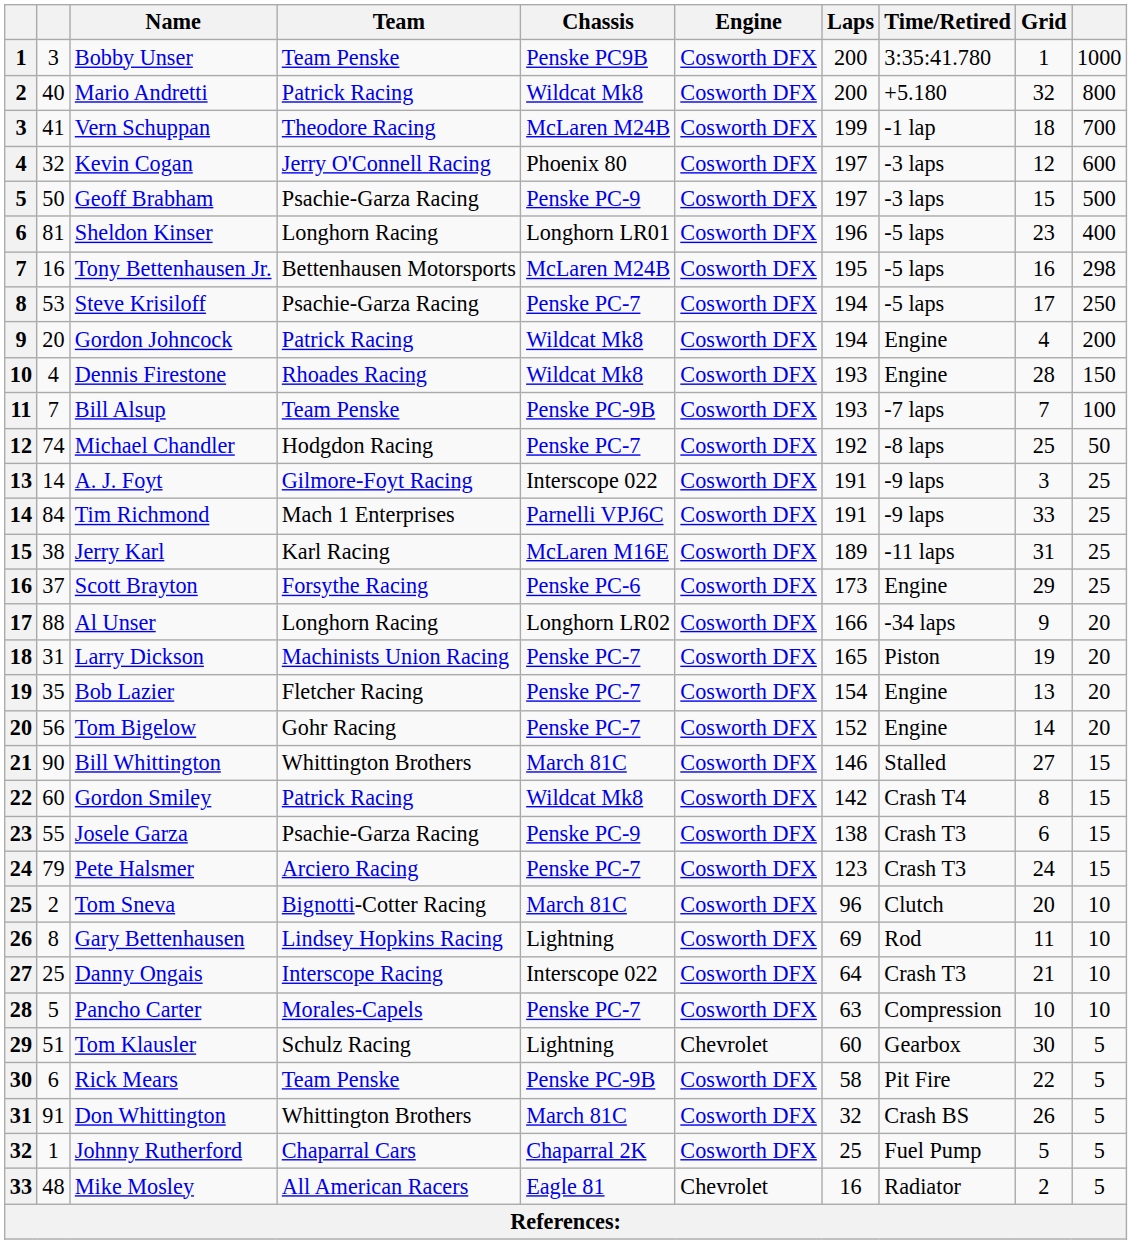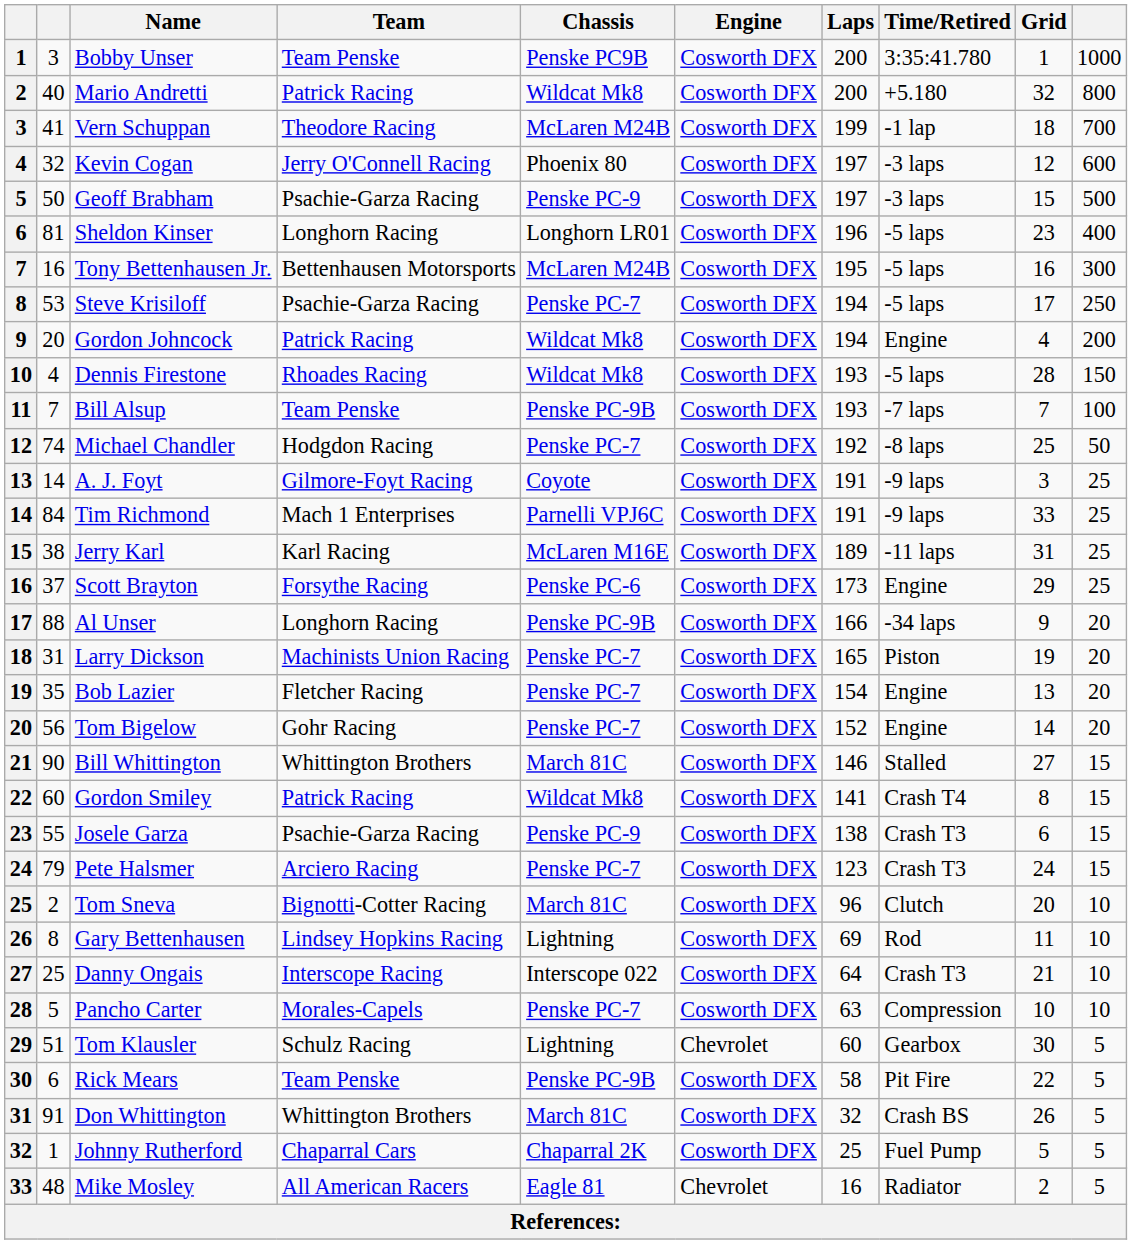(1099, 269) 298 -> (1099, 269) 300
(916, 374) Engine -> (914, 374) -5 laps
(592, 480) Interscope 022 -> (558, 480) Coyote
(598, 621) Longhorn LR02 -> (591, 621) Penske PC-9B
(851, 798) 142 -> (851, 798) 141
